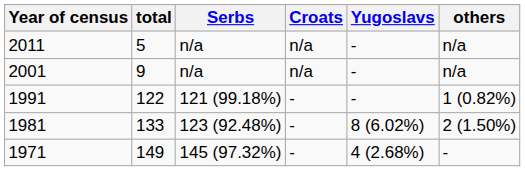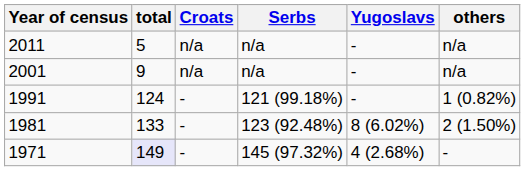columns swapped: (231, 17) <-> (316, 17)
(150, 98) 122 -> (150, 98) 124
(150, 152) no background -> (150, 152) lavender background
